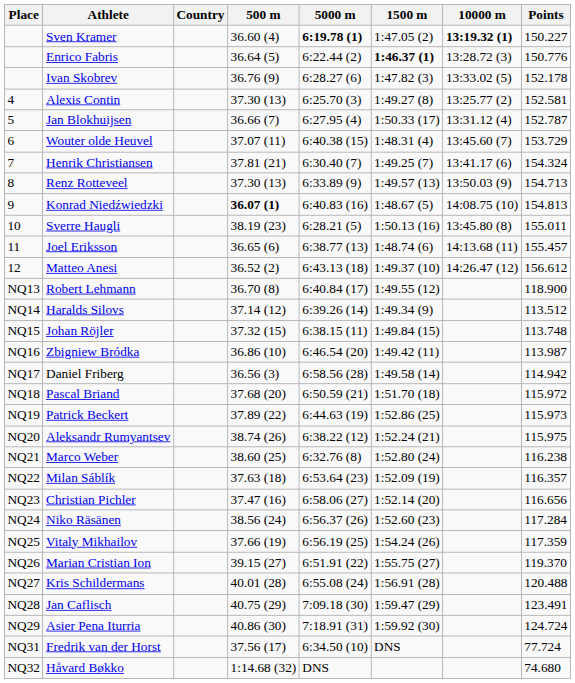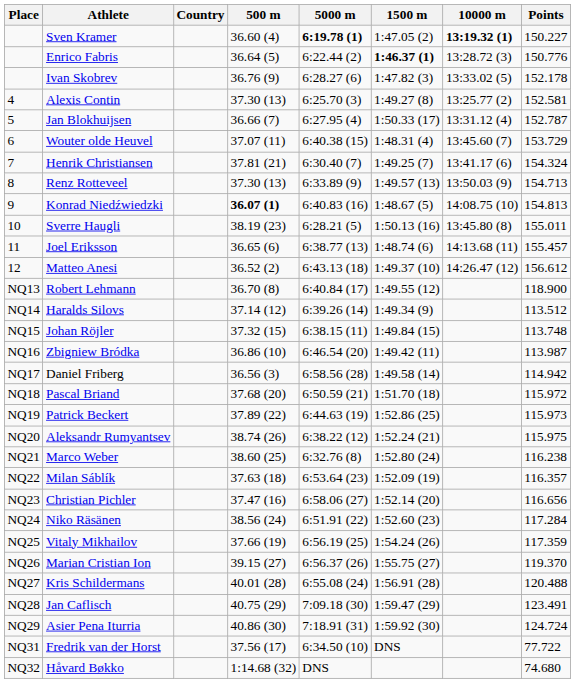(335, 520) 6:56.37 (26) -> (335, 520) 6:51.91 (22)
(335, 562) 6:51.91 (22) -> (335, 562) 6:56.37 (26)
(543, 646) 77.724 -> (543, 646) 77.722
